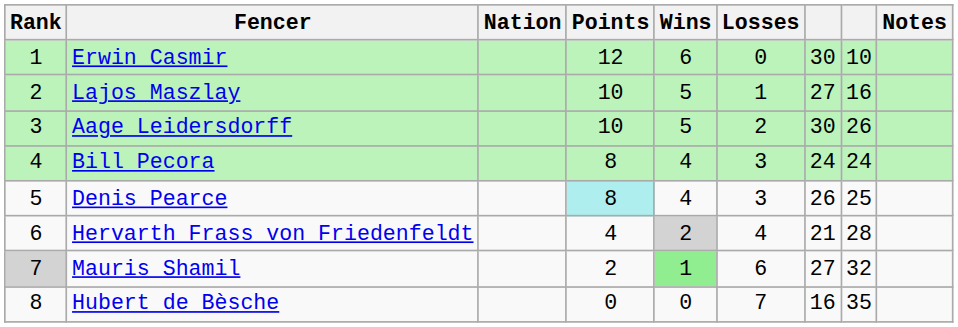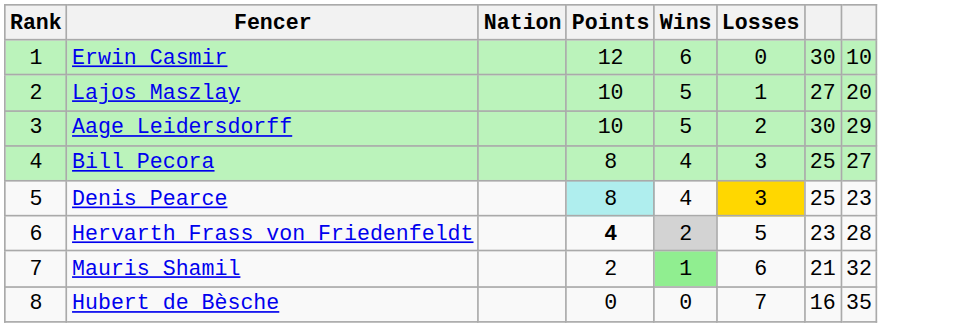- column: (915, 22)
(859, 93) 16 -> (859, 93) 20
(859, 128) 26 -> (859, 128) 29
(823, 163) 24 -> (823, 163) 25
(859, 163) 24 -> (859, 163) 27
(761, 198) no background -> (761, 198) gold background
(823, 198) 26 -> (823, 198) 25
(859, 198) 25 -> (859, 198) 23
(611, 233) normal -> (611, 233) bold
(761, 233) 4 -> (761, 233) 5
(823, 233) 21 -> (823, 233) 23
(36, 269) lightgrey background -> (36, 269) no background
(823, 269) 27 -> (823, 269) 21
